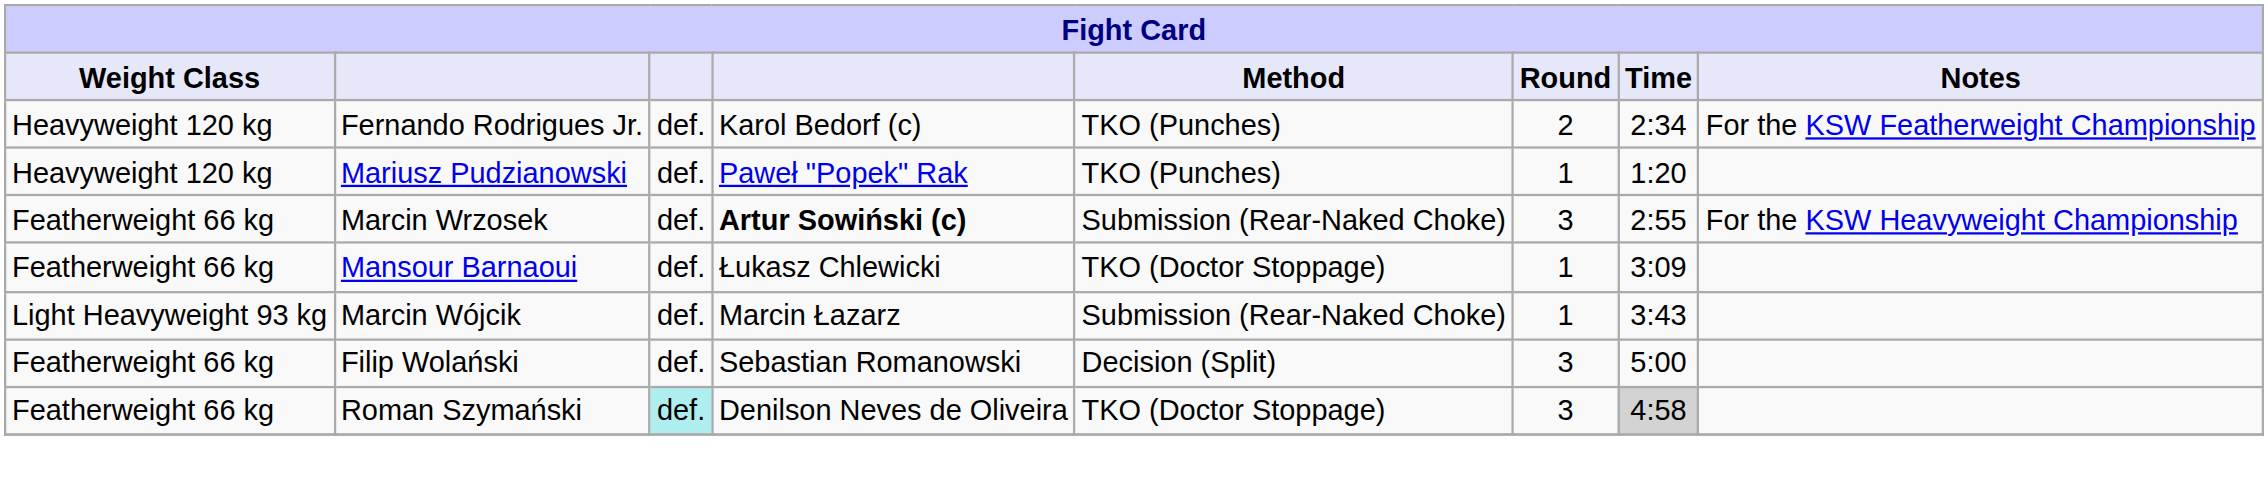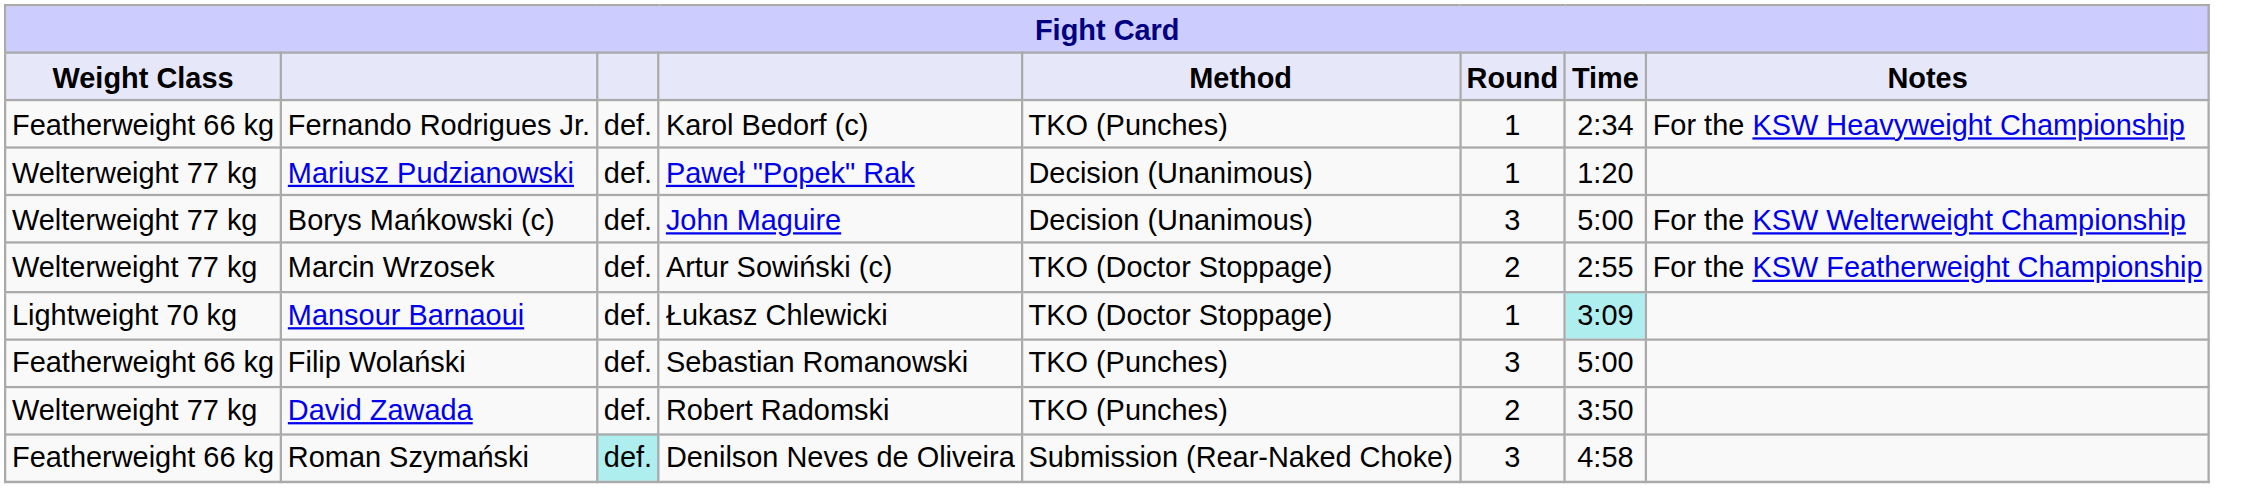(142, 124) Heavyweight 120 kg -> (143, 124) Featherweight 66 kg
(1565, 124) 2 -> (1512, 124) 1
(1981, 124) For the KSW Featherweight Championship -> (1919, 124) For the KSW Heavyweight Championship
(142, 172) Heavyweight 120 kg -> (135, 172) Welterweight 77 kg
(1181, 172) TKO (Punches) -> (1171, 172) Decision (Unanimous)
+ row: (421, 219)
(143, 219) Featherweight 66 kg -> (135, 267) Welterweight 77 kg
(843, 219) bold -> (779, 267) normal
(1294, 219) Submission (Rear-Naked Choke) -> (1180, 267) TKO (Doctor Stoppage)
(1565, 219) 3 -> (1512, 267) 2
(1972, 219) For the KSW Heavyweight Championship -> (1928, 267) For the KSW Featherweight Championship
(143, 267) Featherweight 66 kg -> (125, 315) Lightweight 70 kg
(1659, 267) no background -> (1605, 315) paleturquoise background
- row: (431, 315)
(1179, 362) Decision (Split) -> (1128, 362) TKO (Punches)
+ row: (380, 410)
(1233, 410) TKO (Doctor Stoppage) -> (1241, 458) Submission (Rear-Naked Choke)
(1659, 410) lightgrey background -> (1605, 458) no background
